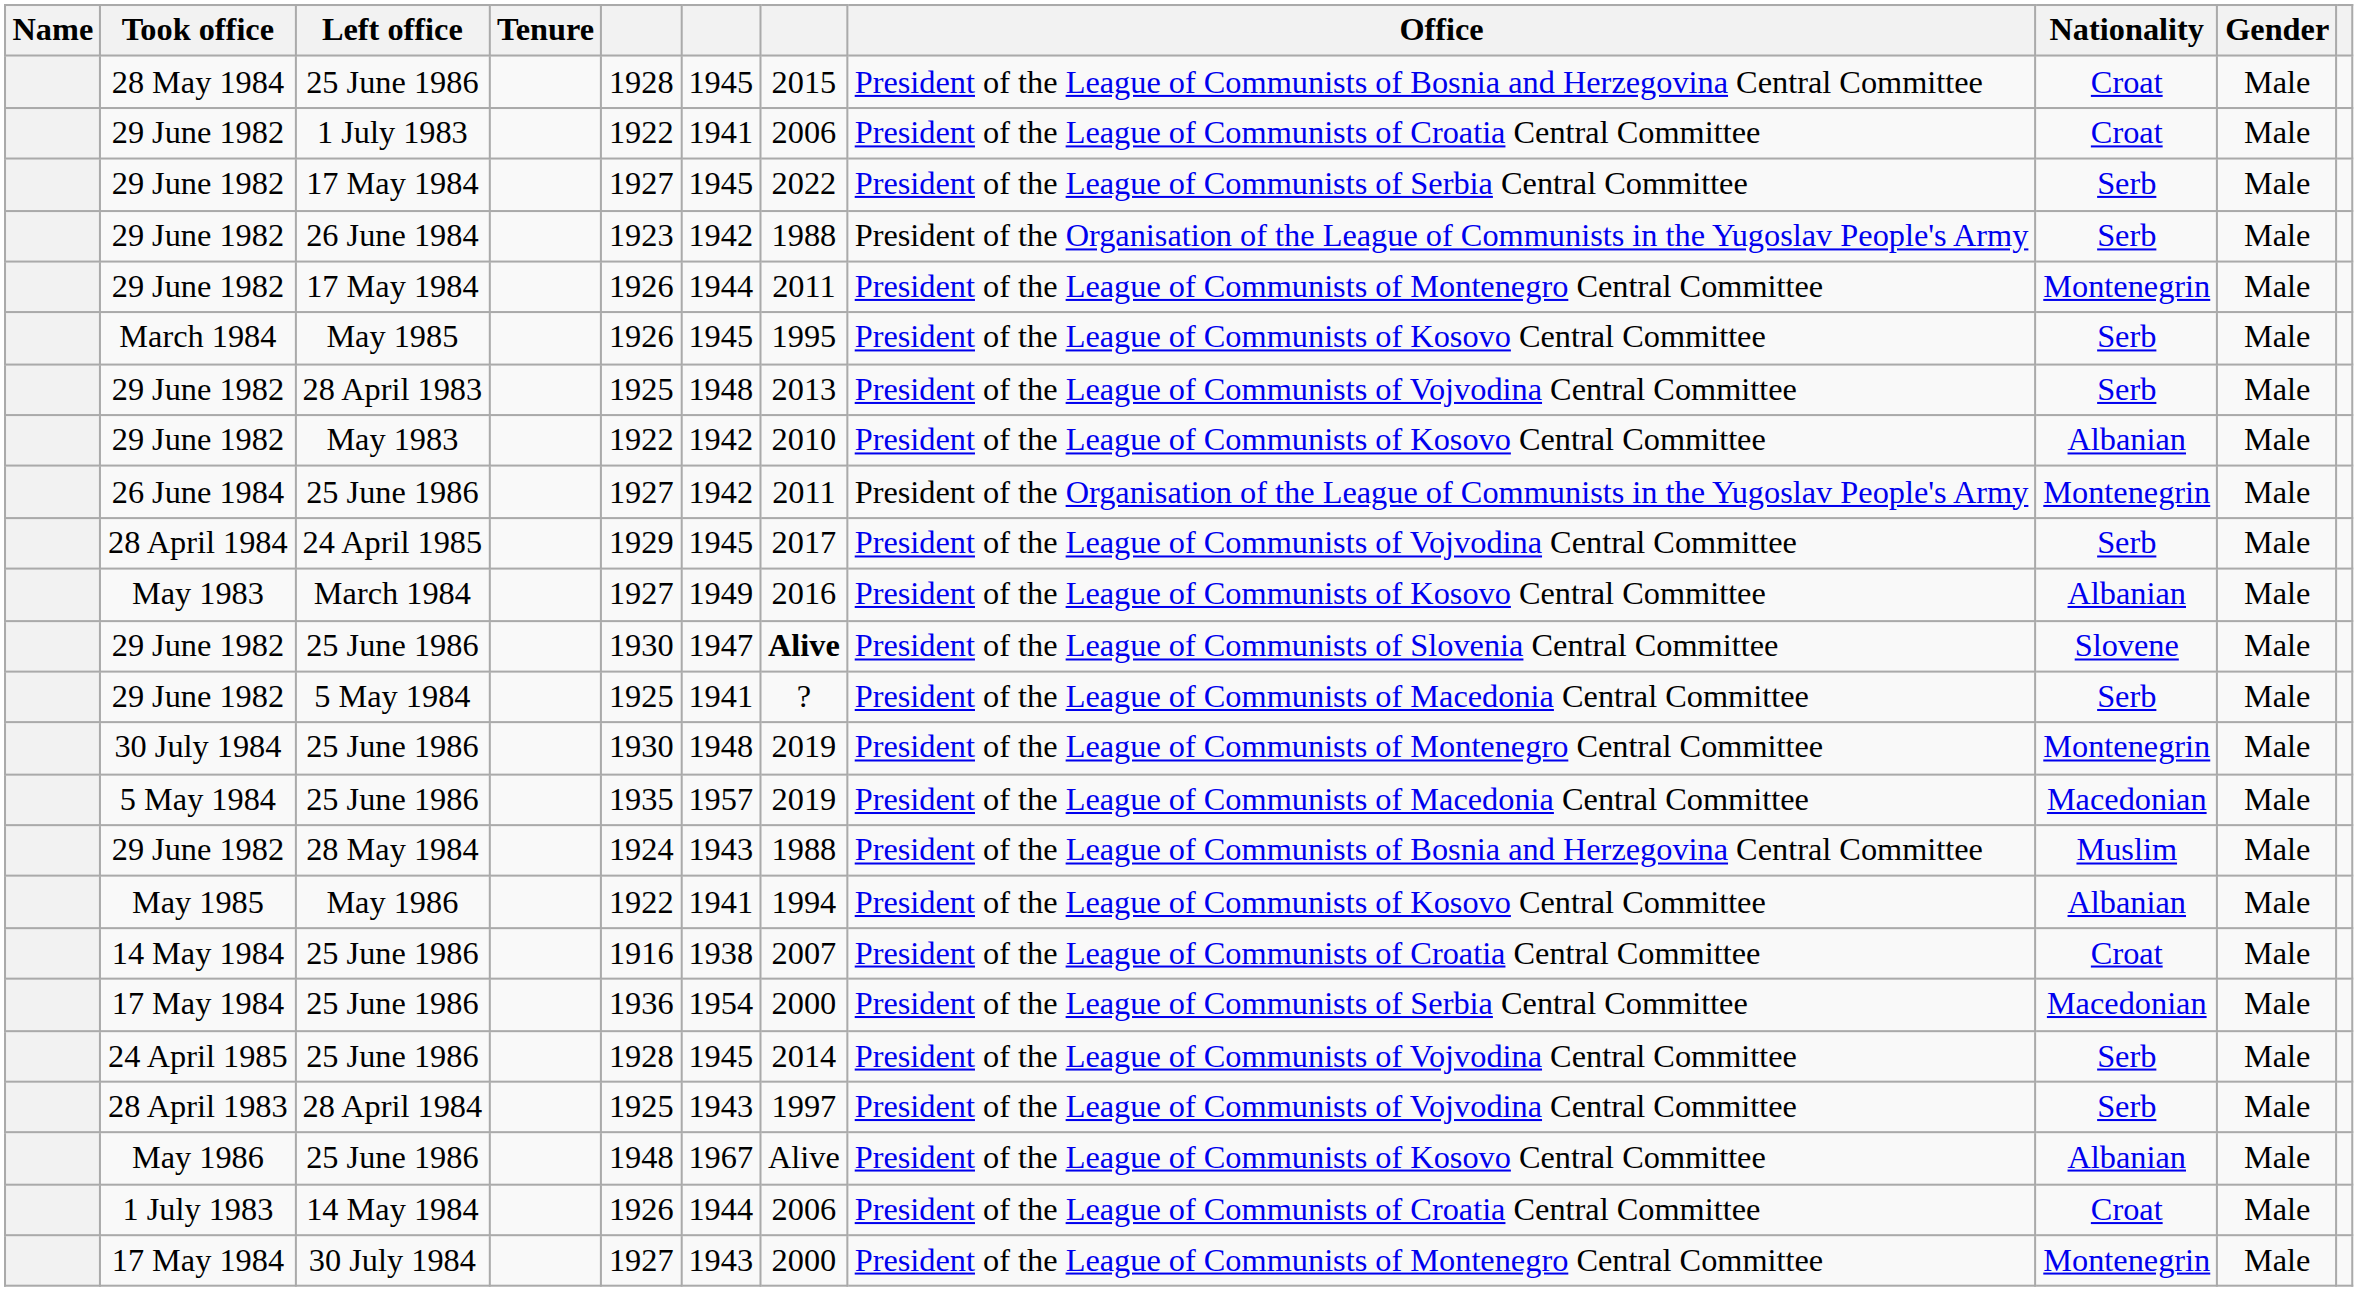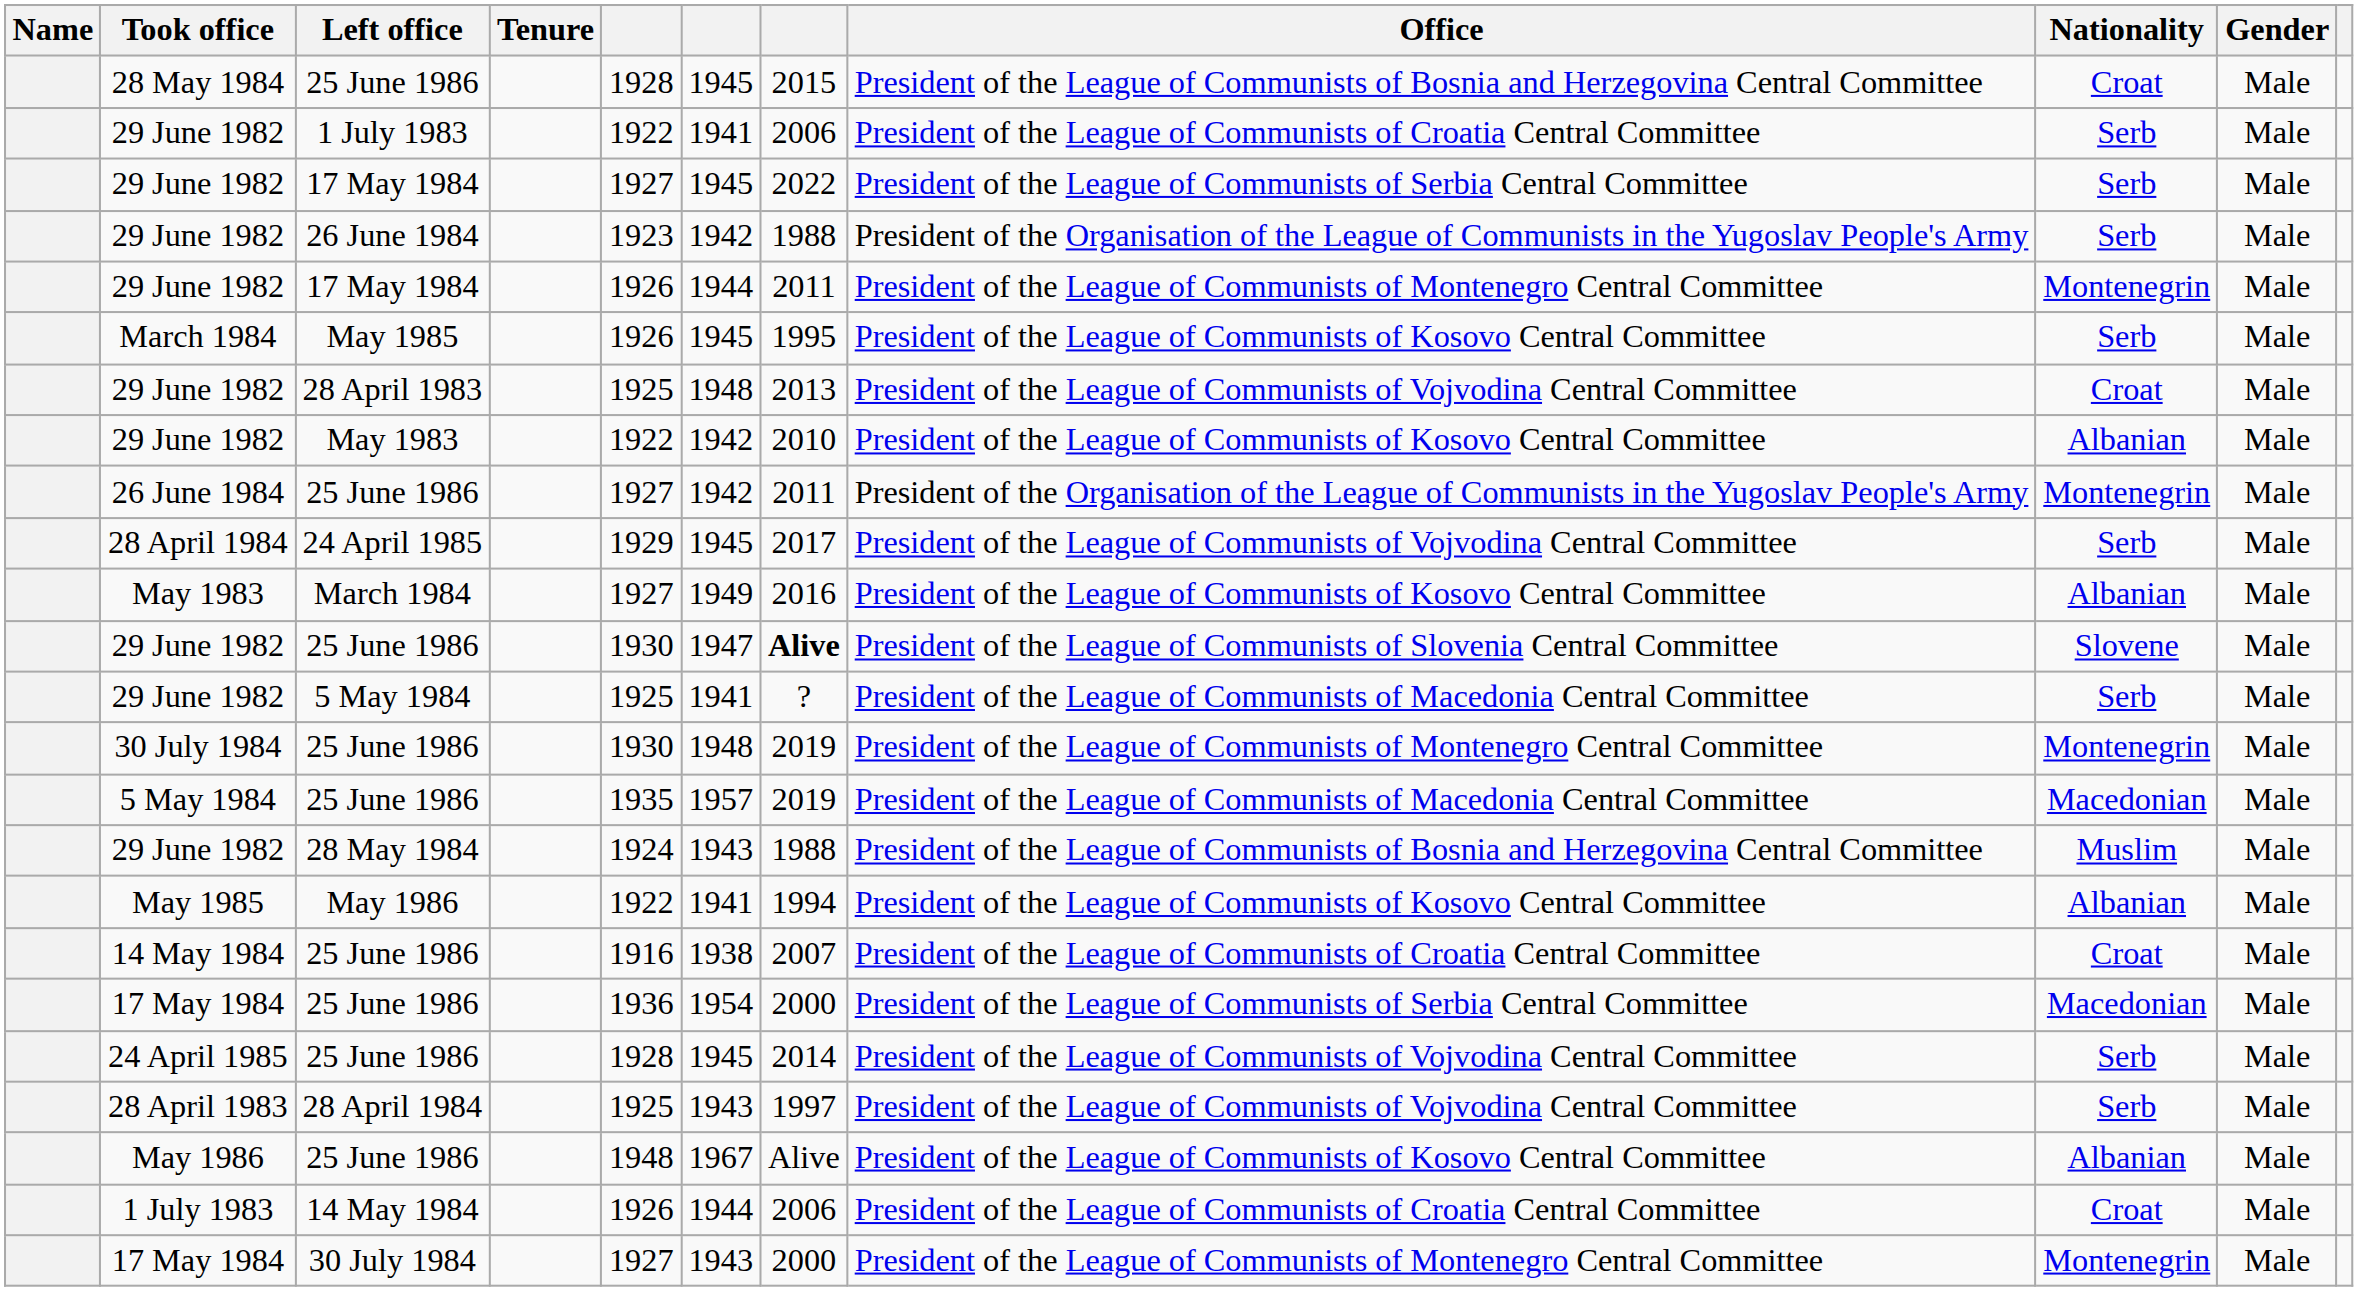(2127, 132) Croat -> (2127, 132) Serb
(2127, 388) Serb -> (2127, 388) Croat
